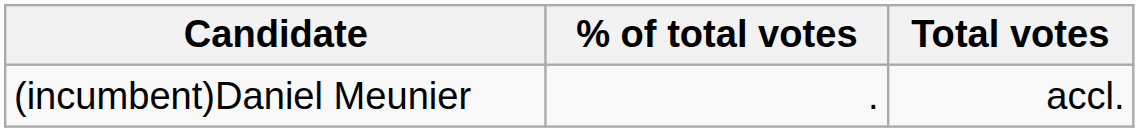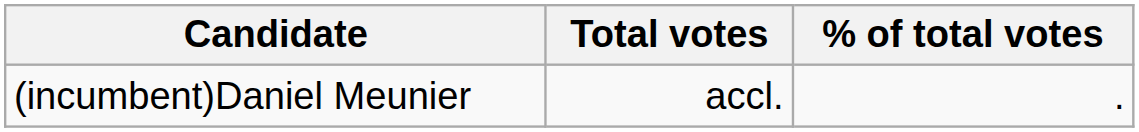columns swapped: (1010, 34) <-> (717, 34)
